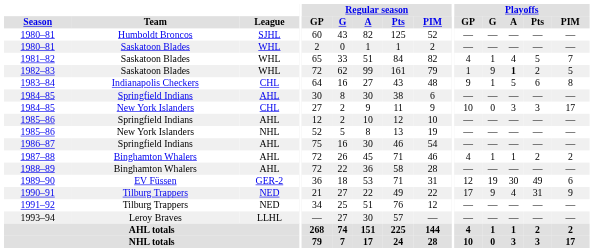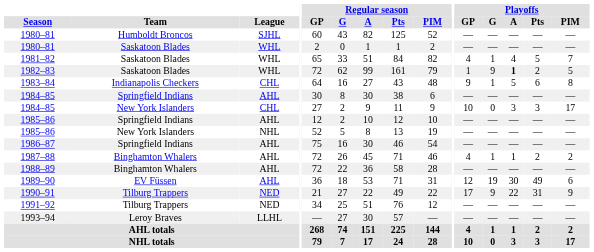(269, 181) GER-2 -> (269, 181) AHL
(514, 193) 4 -> (514, 193) 22
